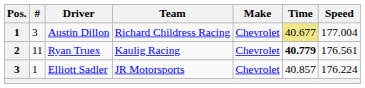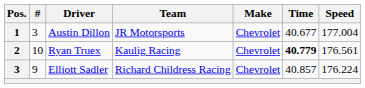(172, 32) Richard Childress Racing -> (150, 32) JR Motorsports
(300, 32) khaki background -> (301, 32) no background
(37, 51) 11 -> (37, 51) 10
(35, 69) 1 -> (35, 69) 9
(149, 69) JR Motorsports -> (173, 69) Richard Childress Racing
